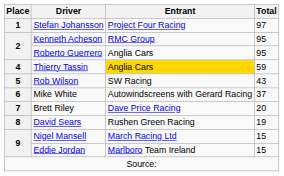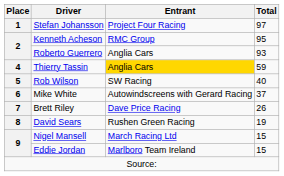(261, 53) 95 -> (261, 53) 93
(261, 81) 43 -> (261, 81) 40
(261, 109) 20 -> (261, 109) 26
